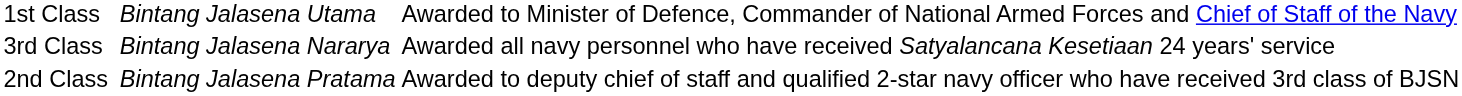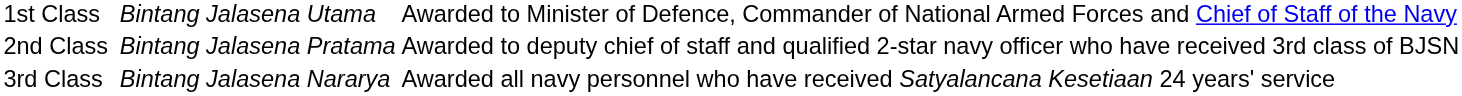rows swapped: (56, 79) <-> (53, 46)
